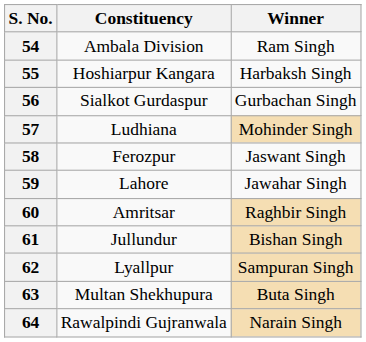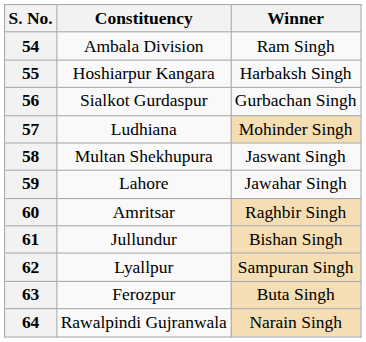(144, 156) Ferozpur -> (144, 156) Multan Shekhupura
(144, 294) Multan Shekhupura -> (144, 294) Ferozpur
